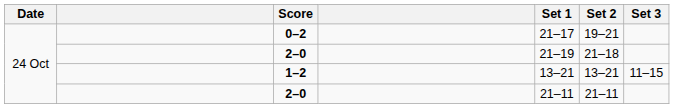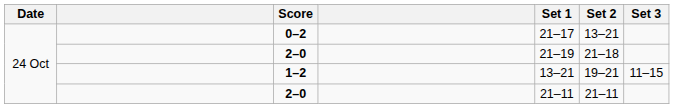(602, 34) 19–21 -> (602, 34) 13–21
(602, 73) 13–21 -> (602, 73) 19–21
